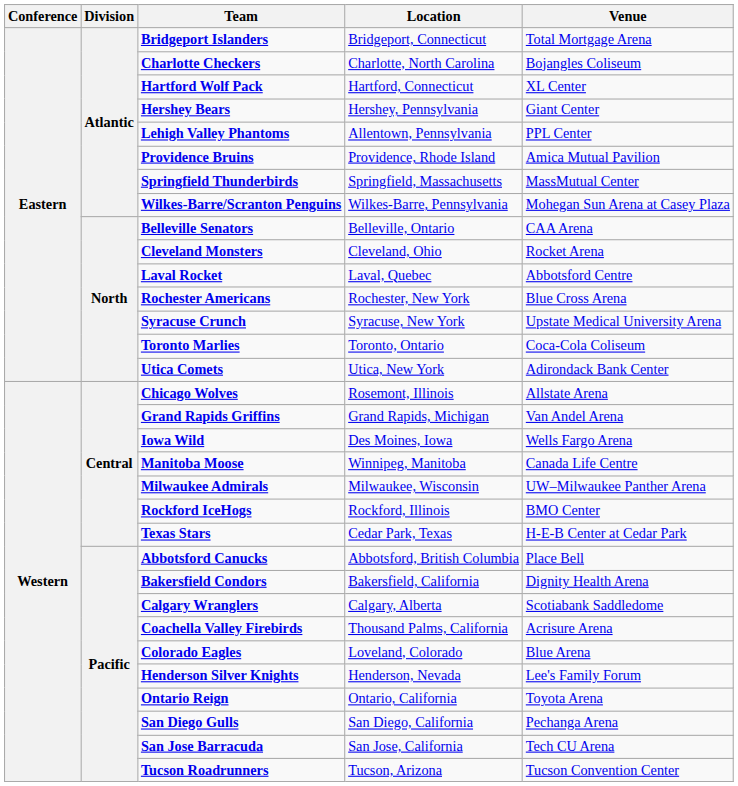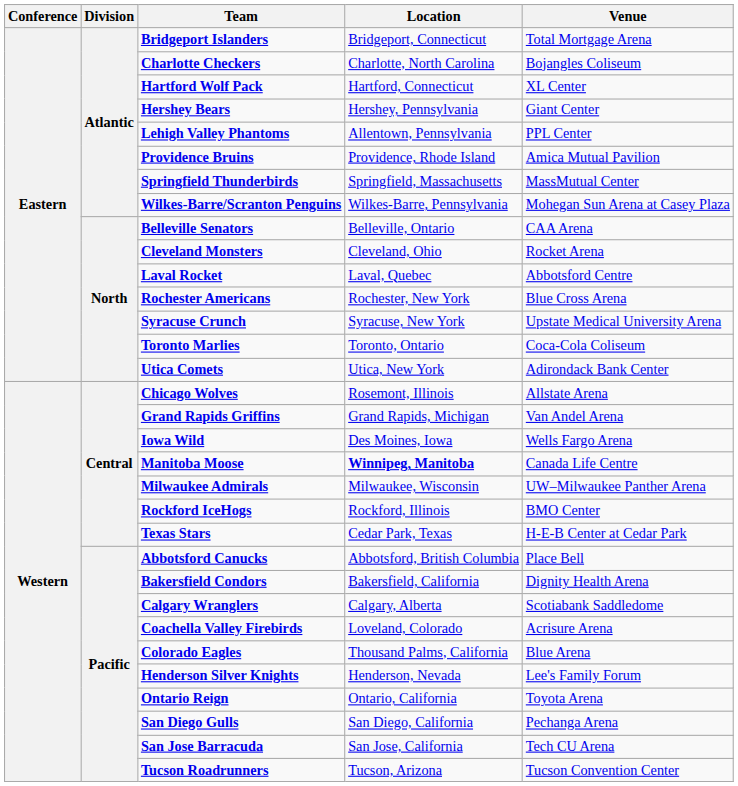(407, 463) normal -> (411, 463) bold
(428, 628) Thousand Palms, California -> (405, 628) Loveland, Colorado
(405, 651) Loveland, Colorado -> (428, 651) Thousand Palms, California
